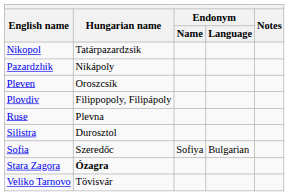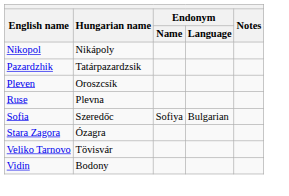(108, 50) Tatárpazardzsik -> (95, 50) Nikápoly
(95, 67) Nikápoly -> (108, 67) Tatárpazardzsik
- row: (23, 100)
- row: (21, 132)
(92, 165) bold -> (91, 132) normal
+ row: (18, 165)
